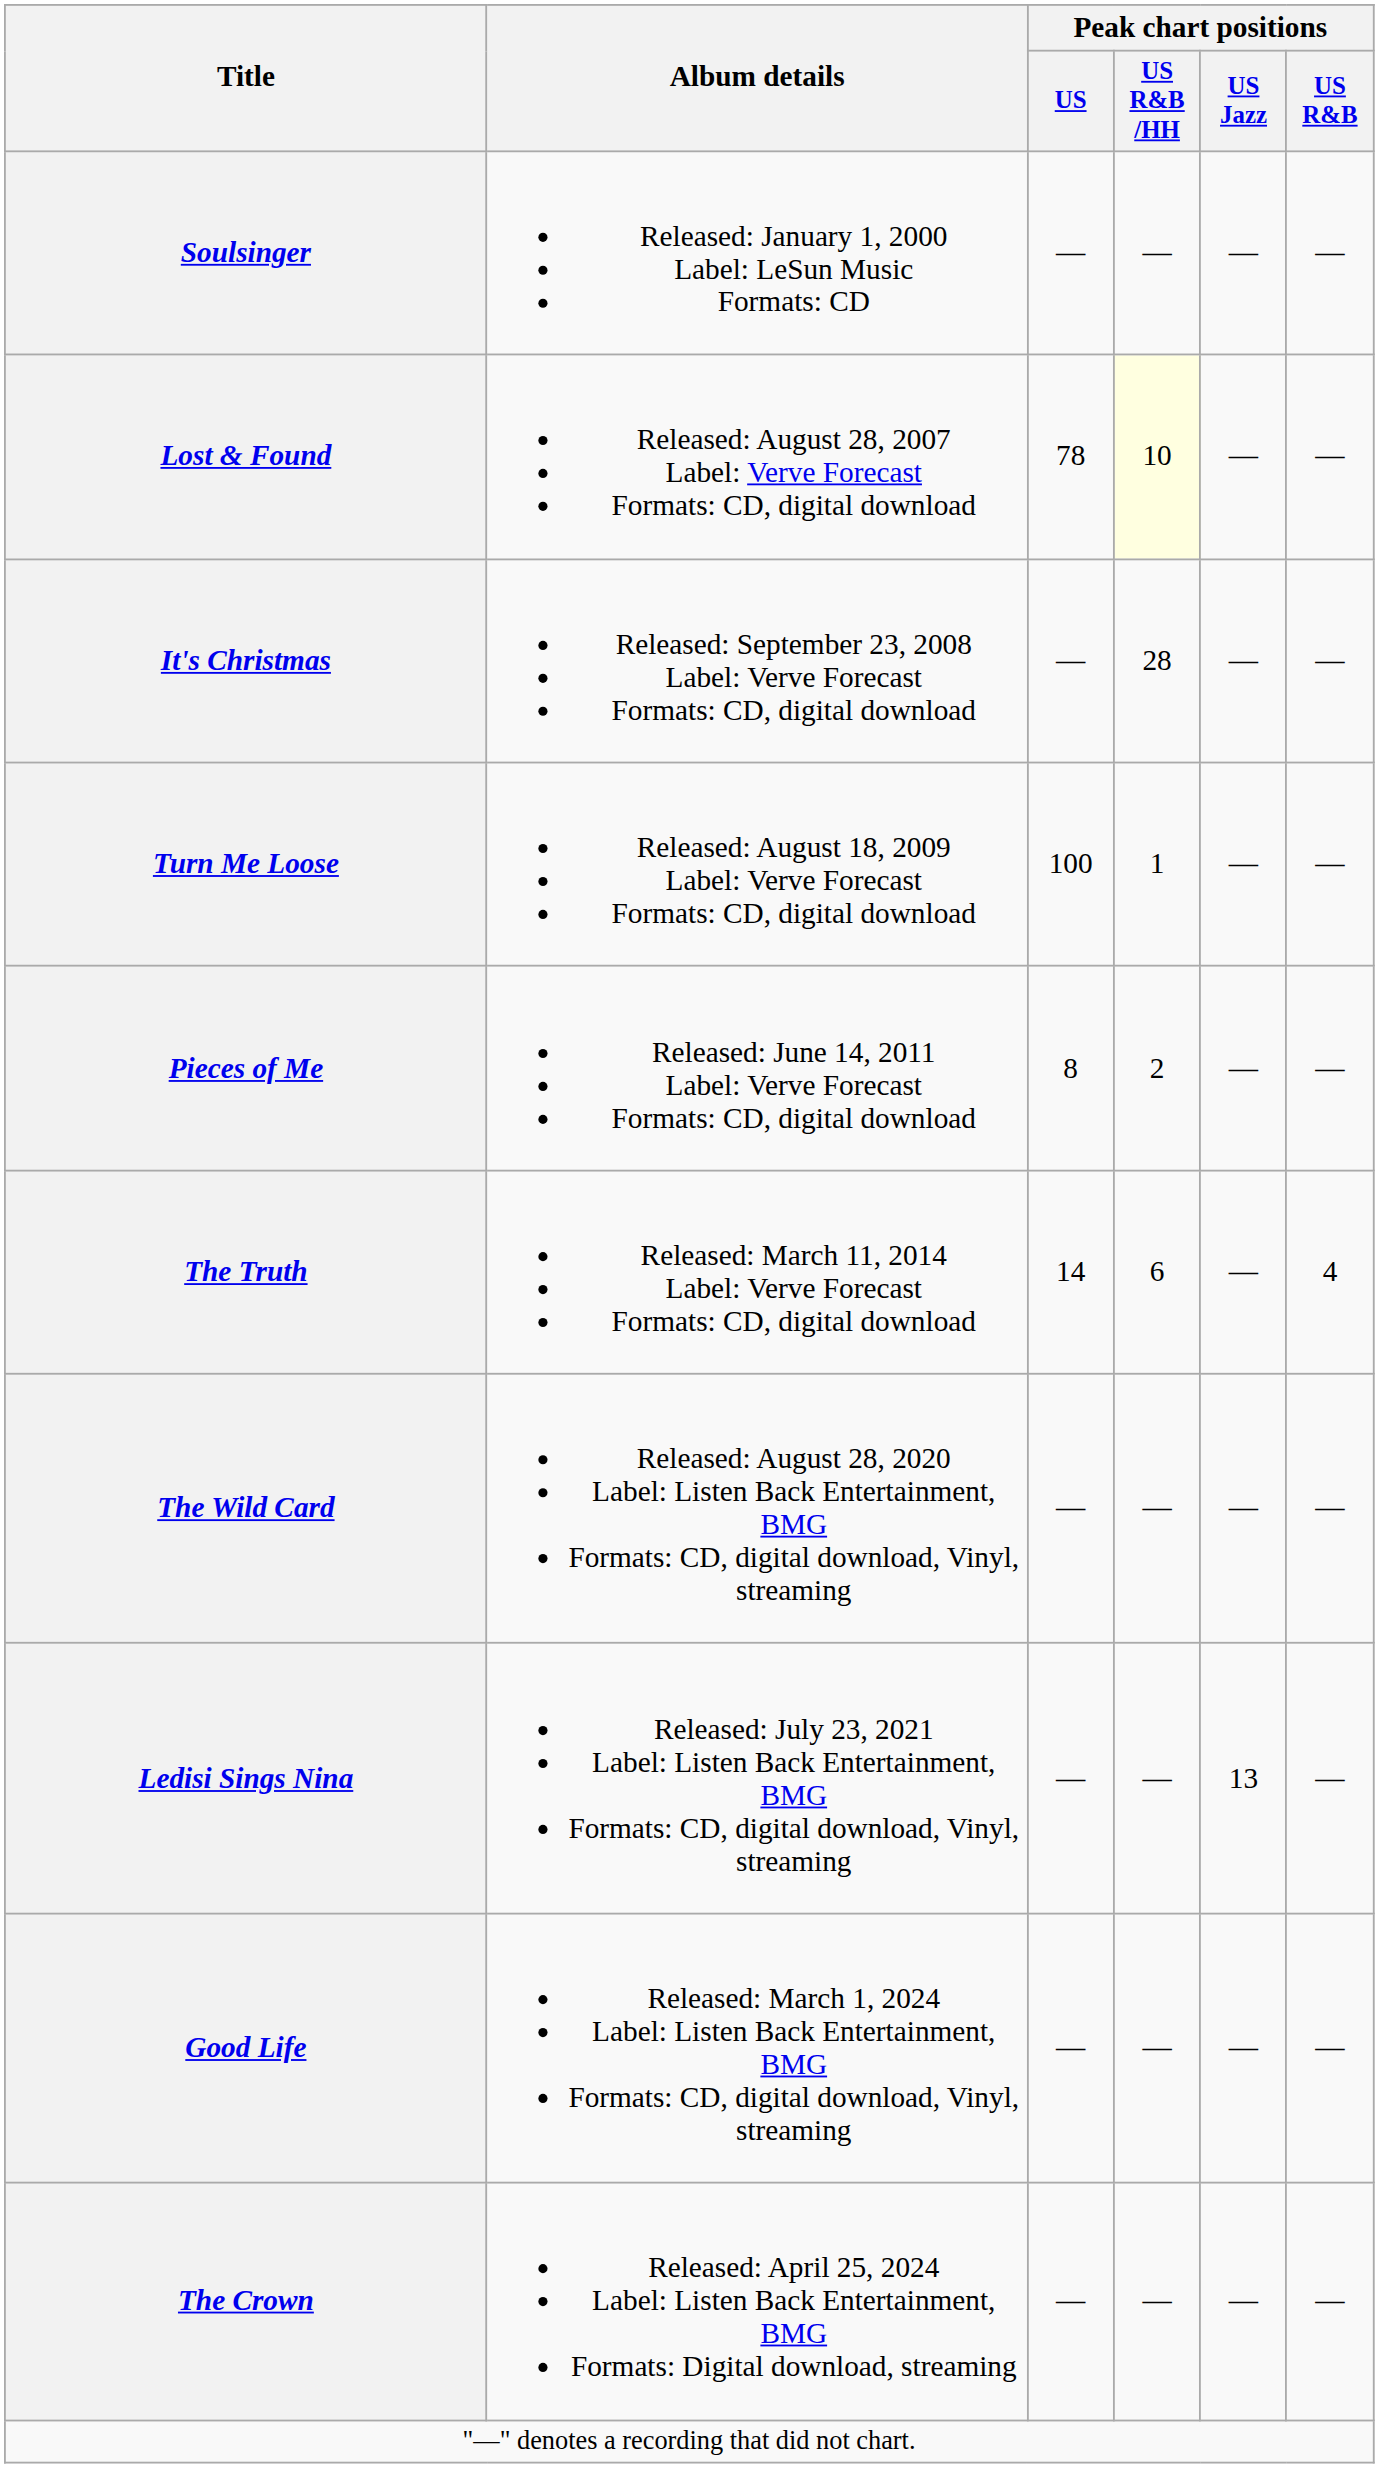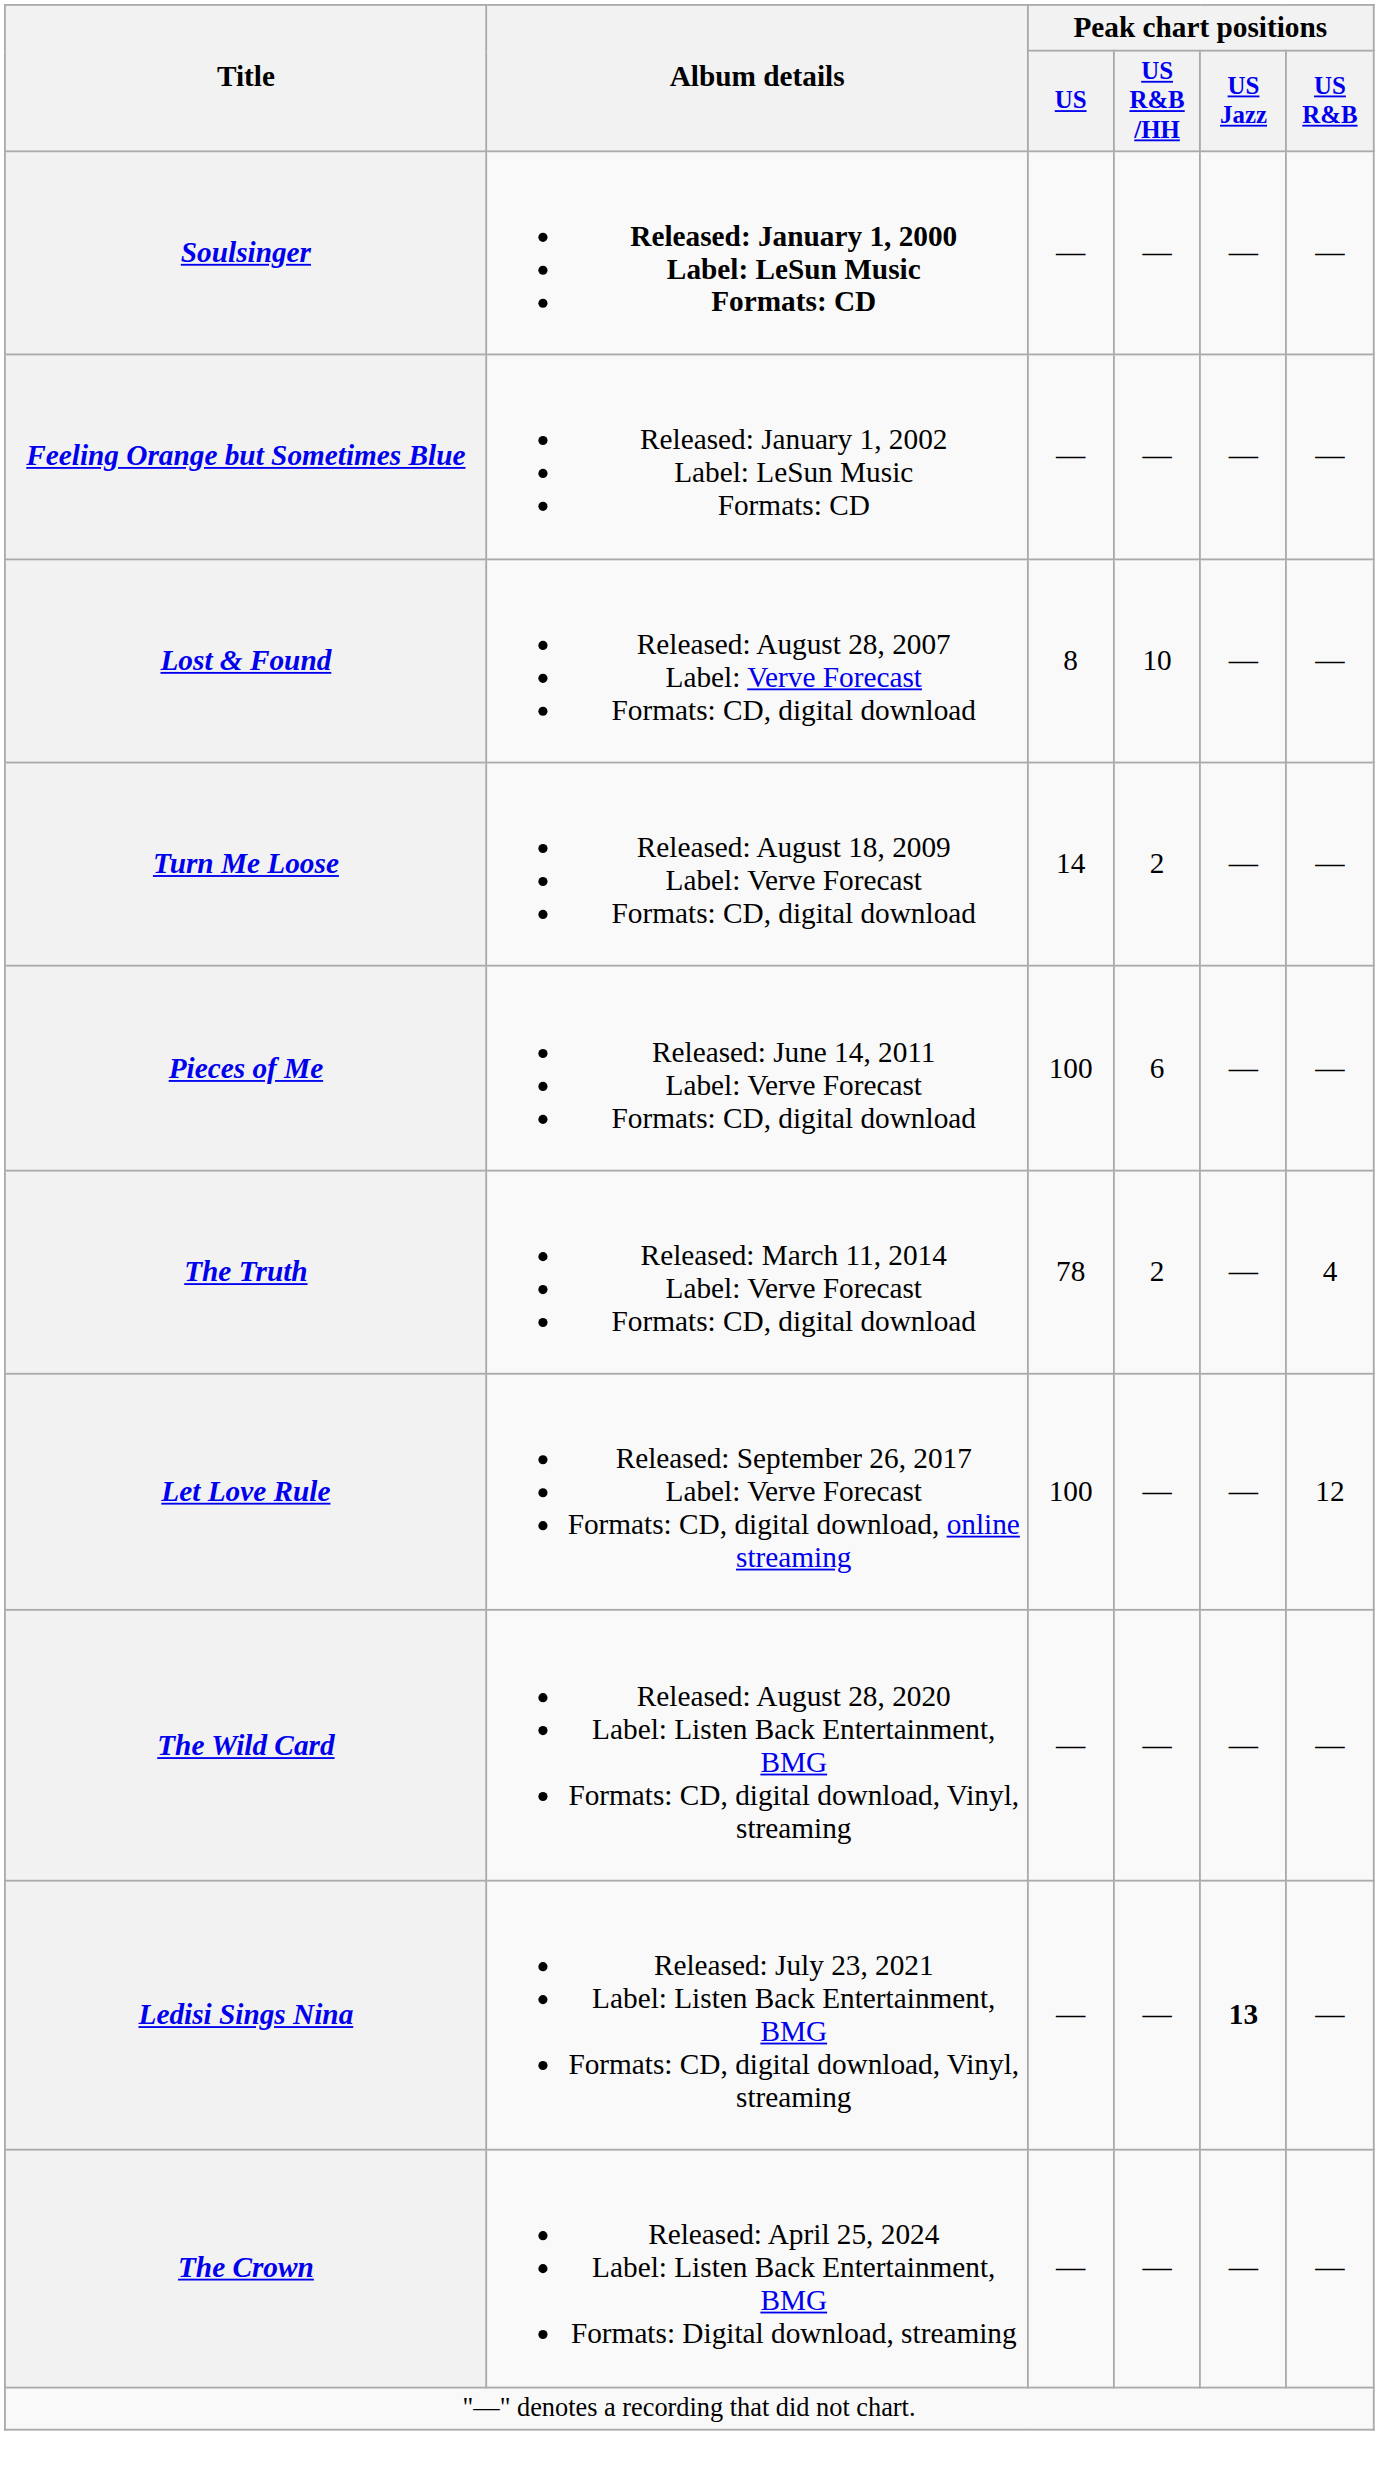(757, 269) normal -> (757, 269) bold
+ row: (246, 456)
(1071, 456) 78 -> (1071, 660) 8
(1157, 456) lightyellow background -> (1157, 660) no background
- row: (246, 660)
(1071, 863) 100 -> (1071, 863) 14
(1157, 863) 1 -> (1157, 863) 2
(1071, 1067) 8 -> (1071, 1067) 100
(1157, 1067) 2 -> (1157, 1067) 6
(1071, 1271) 14 -> (1071, 1271) 78
(1157, 1271) 6 -> (1157, 1271) 2
+ row: (246, 1491)
(1244, 1777) normal -> (1244, 2014) bold
- row: (246, 2047)
